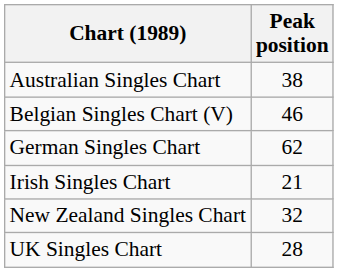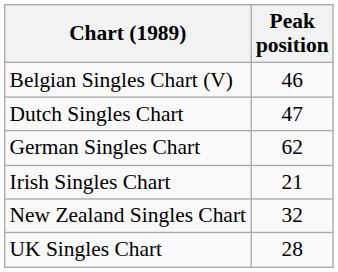- row: (115, 79)
+ row: (97, 113)
